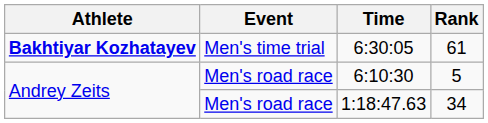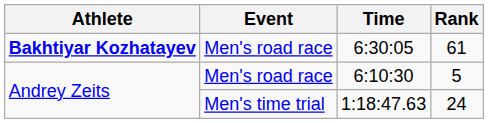(264, 48) Men's time trial -> (268, 48) Men's road race
(268, 105) Men's road race -> (264, 105) Men's time trial
(457, 105) 34 -> (457, 105) 24
